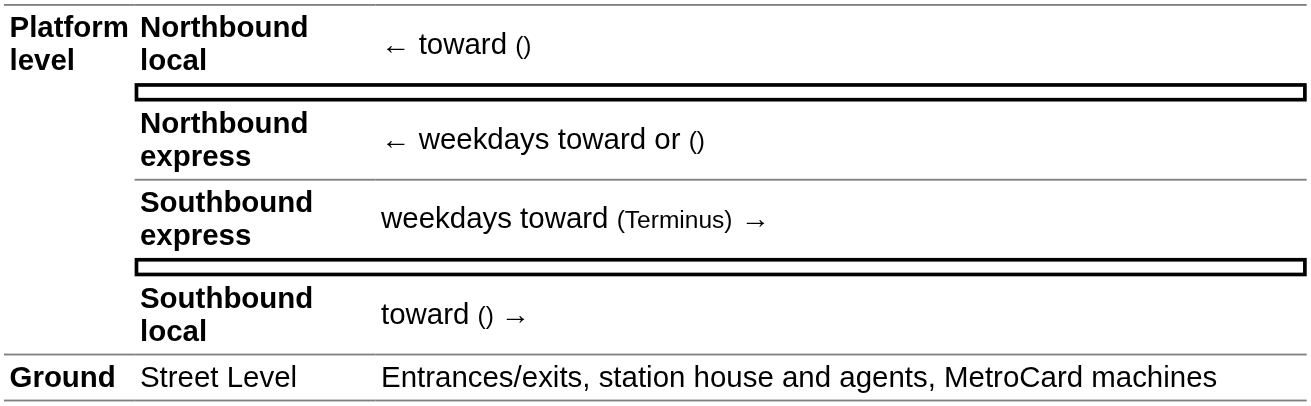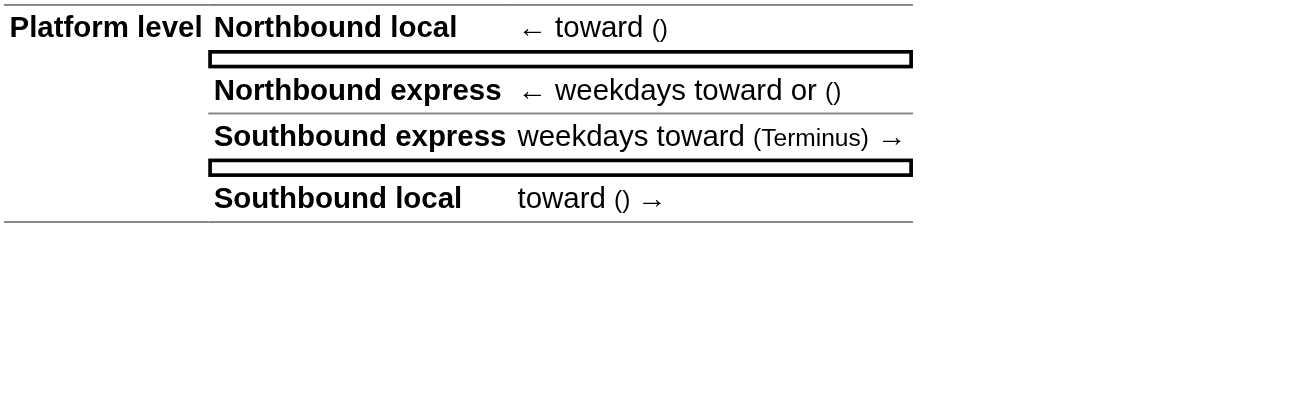- row: (219, 377)
